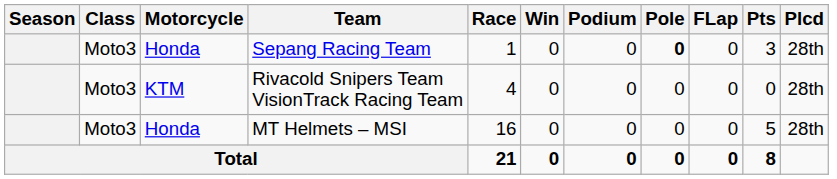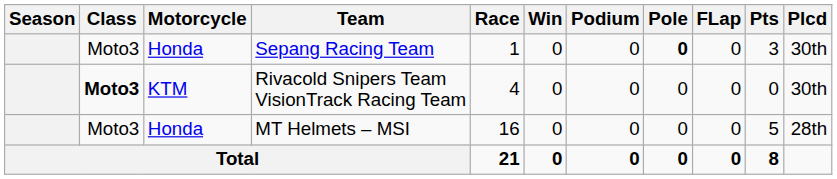(806, 49) 28th -> (809, 49) 30th
(110, 89) normal -> (112, 89) bold
(806, 89) 28th -> (809, 89) 30th
